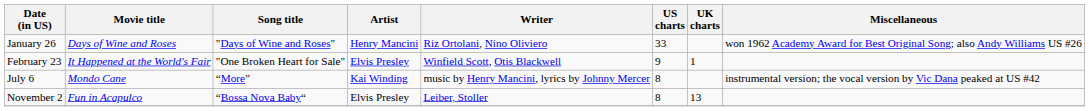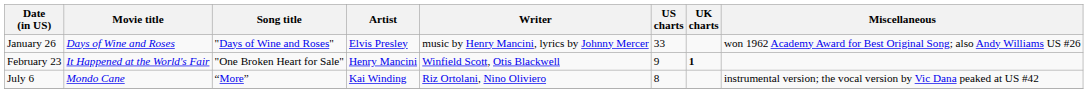(384, 43) Henry Mancini -> (378, 43) Elvis Presley
(485, 43) Riz Ortolani, Nino Oliviero -> (535, 43) music by Henry Mancini, lyrics by Johnny Mercer
(380, 61) Elvis Presley -> (383, 61) Henry Mancini
(693, 61) normal -> (692, 61) bold
(537, 79) music by Henry Mancini, lyrics by Johnny Mercer -> (484, 79) Riz Ortolani, Nino Oliviero
- row: (35, 97)
